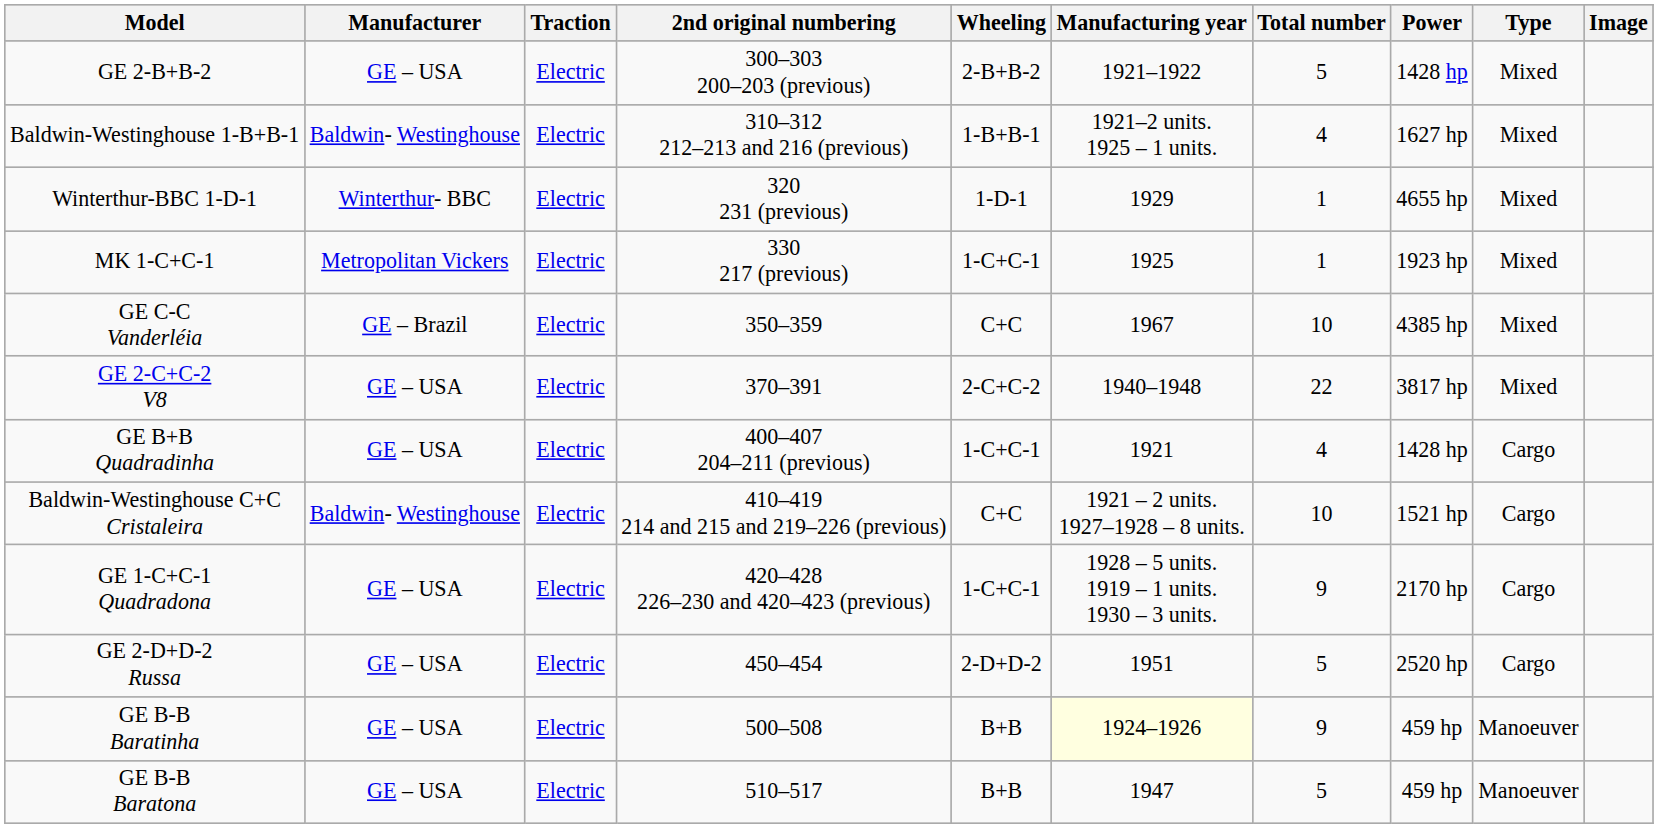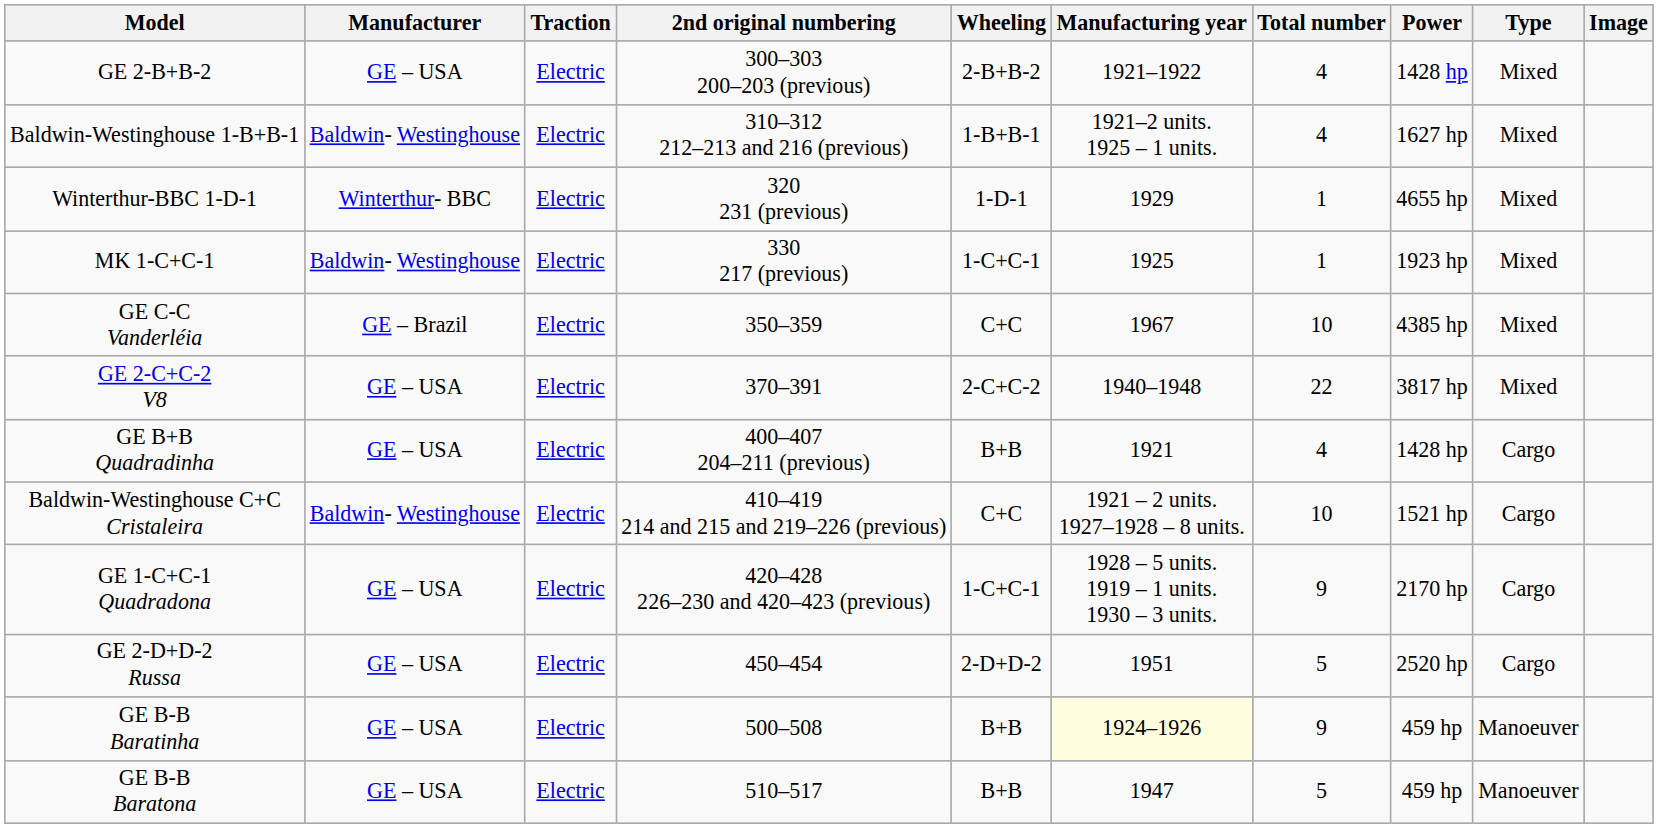(1322, 73) 5 -> (1322, 73) 4
(415, 261) Metropolitan Vickers -> (415, 261) Baldwin- Westinghouse
(1001, 450) 1-C+C-1 -> (1001, 450) B+B
